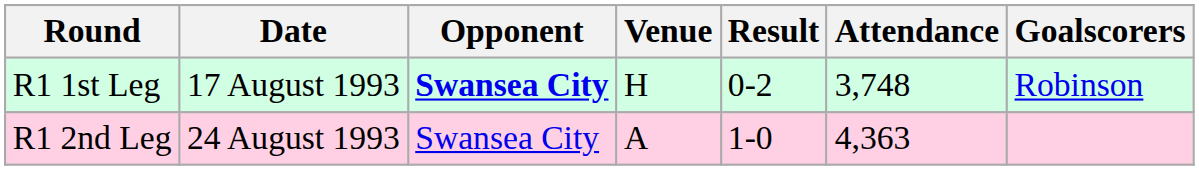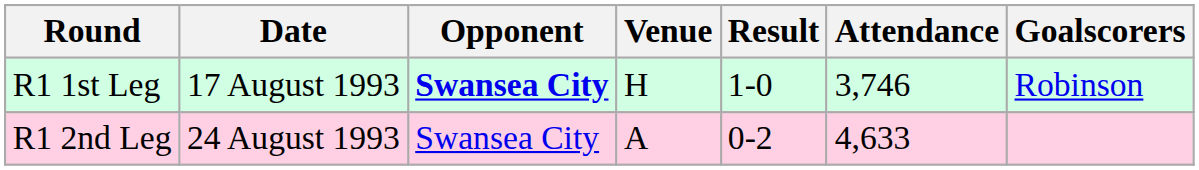(750, 84) 0-2 -> (750, 84) 1-0
(873, 84) 3,748 -> (873, 84) 3,746
(750, 137) 1-0 -> (750, 137) 0-2
(873, 137) 4,363 -> (873, 137) 4,633
